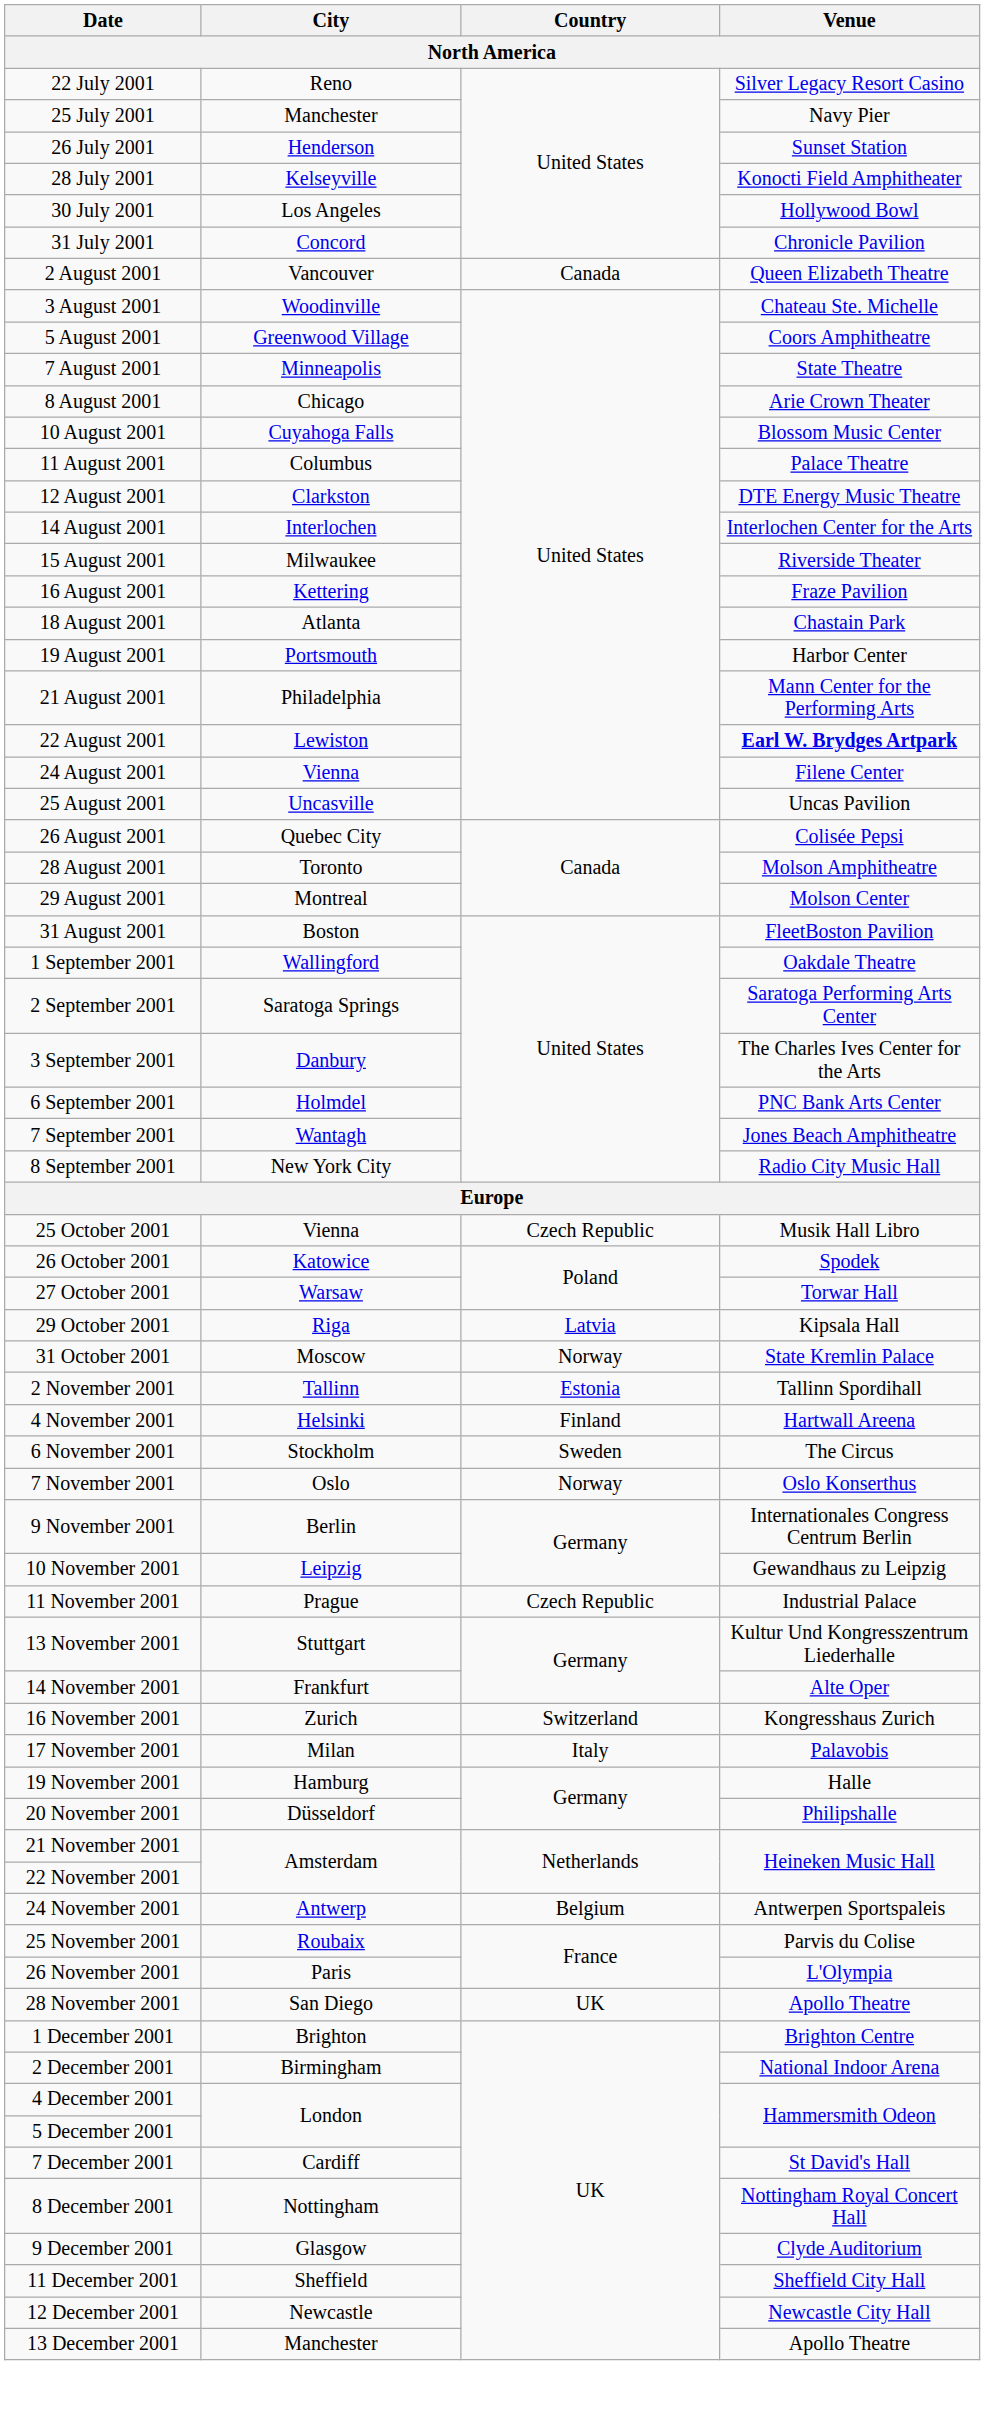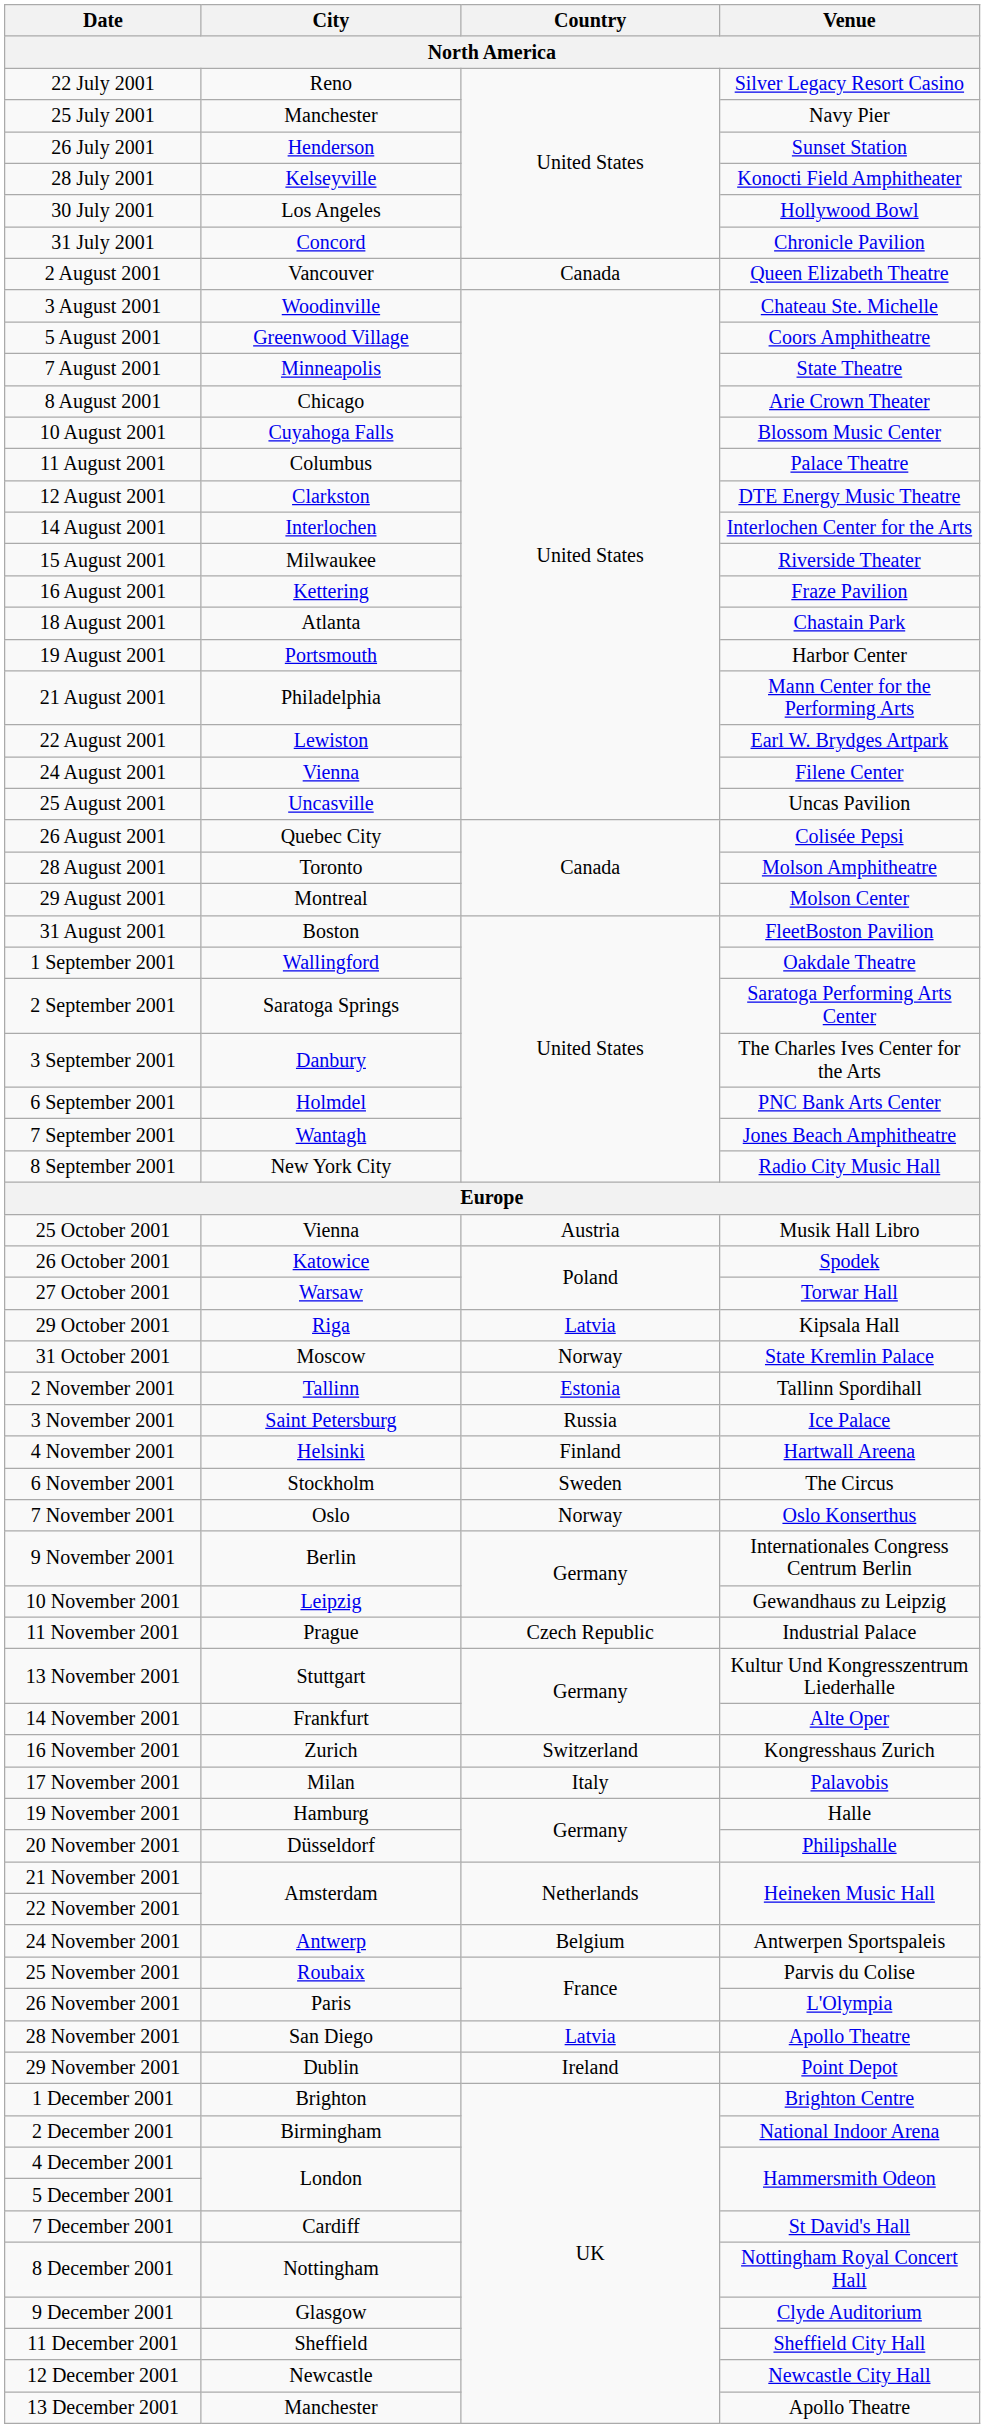(849, 740) bold -> (849, 740) normal
(590, 1229) Czech Republic -> (590, 1229) Austria
+ row: (103, 1420)
(590, 2004) UK -> (590, 2035) Latvia
+ row: (103, 2067)
